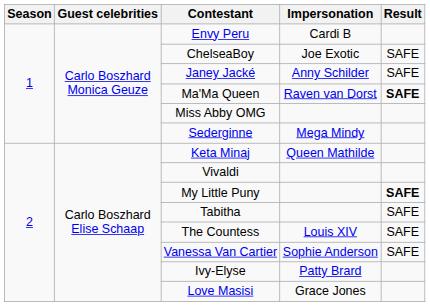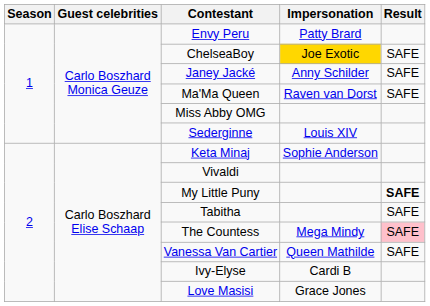(330, 34) Cardi B -> (330, 34) Patty Brard
(330, 53) no background -> (330, 53) gold background
(403, 93) bold -> (403, 93) normal
(330, 133) Mega Mindy -> (330, 133) Louis XIV
(330, 152) Queen Mathilde -> (330, 152) Sophie Anderson
(330, 232) Louis XIV -> (330, 232) Mega Mindy
(403, 232) no background -> (403, 232) pink background
(330, 251) Sophie Anderson -> (330, 251) Queen Mathilde
(330, 271) Patty Brard -> (330, 271) Cardi B
